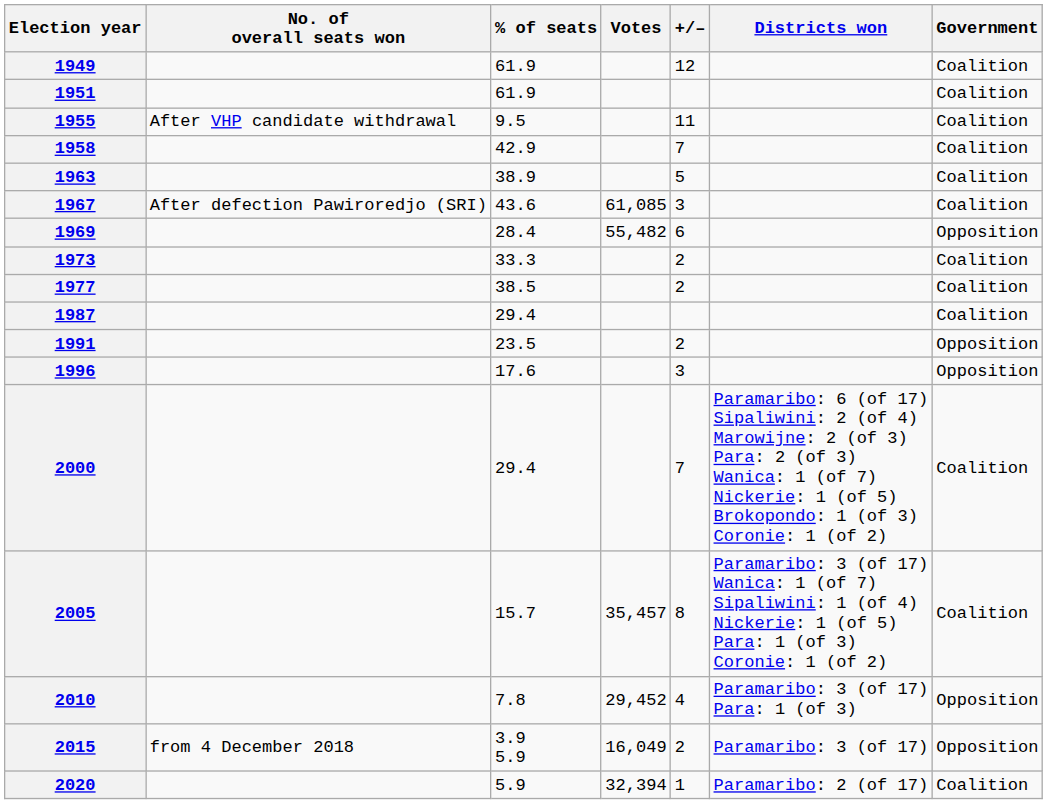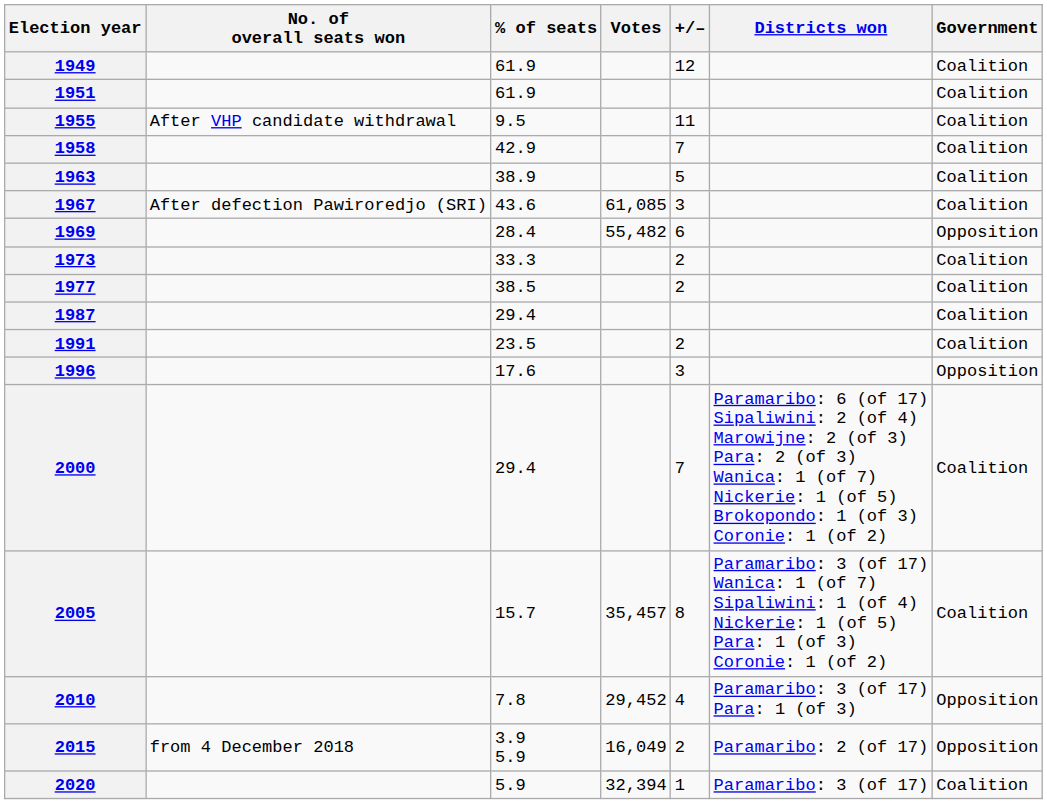(987, 343) Opposition -> (982, 343) Coalition
(821, 748) Paramaribo: 3 (of 17) -> (821, 748) Paramaribo: 2 (of 17)
(821, 785) Paramaribo: 2 (of 17) -> (821, 785) Paramaribo: 3 (of 17)
